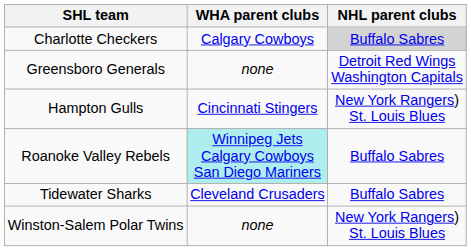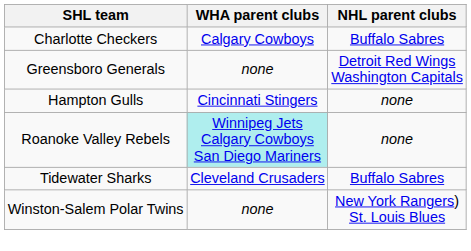(397, 38) lightgrey background -> (397, 38) no background
(397, 108) New York Rangers) St. Louis Blues -> (397, 100) none
(397, 155) Buffalo Sabres -> (397, 139) none
